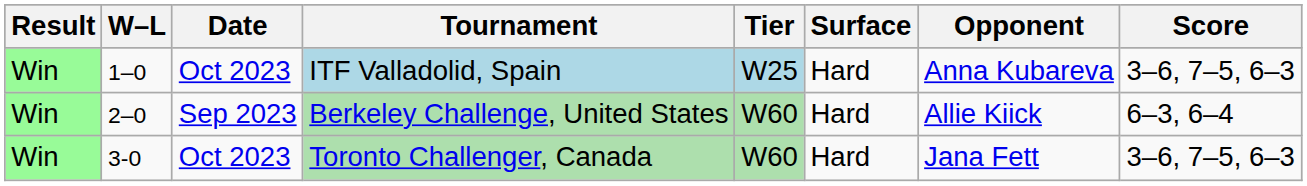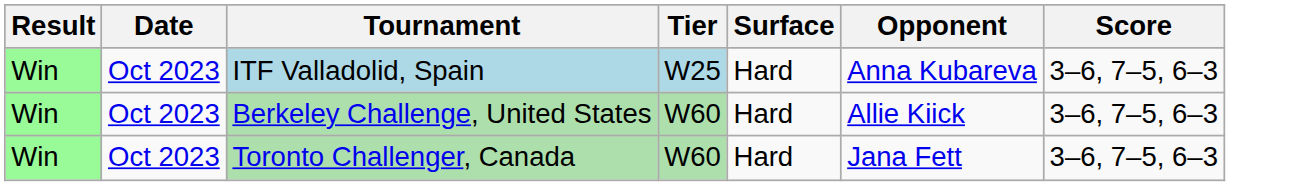- column: (137, 26)
(238, 113) Sep 2023 -> (164, 113) Oct 2023
(1180, 113) 6–3, 6–4 -> (1134, 113) 3–6, 7–5, 6–3
